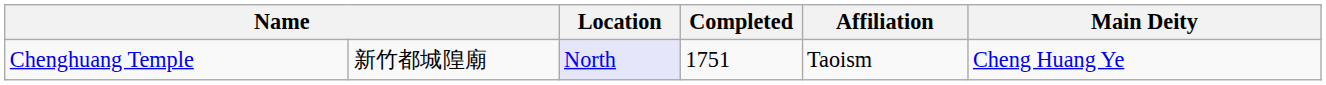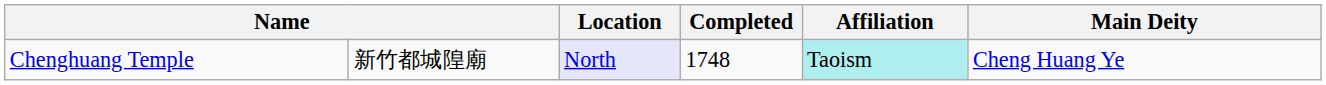(708, 59) 1751 -> (708, 59) 1748
(840, 59) no background -> (840, 59) paleturquoise background
